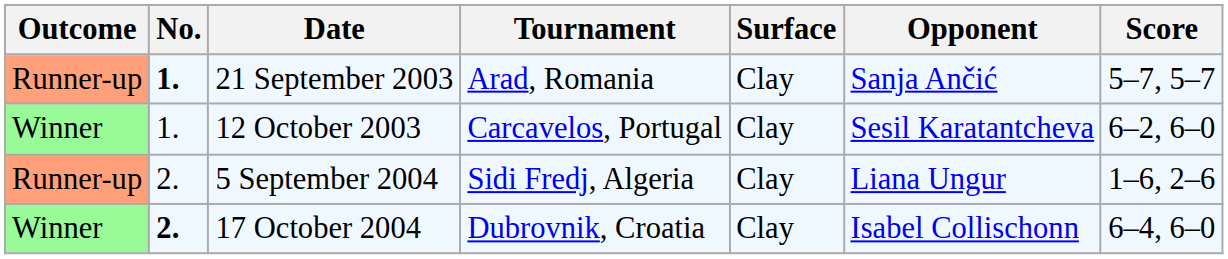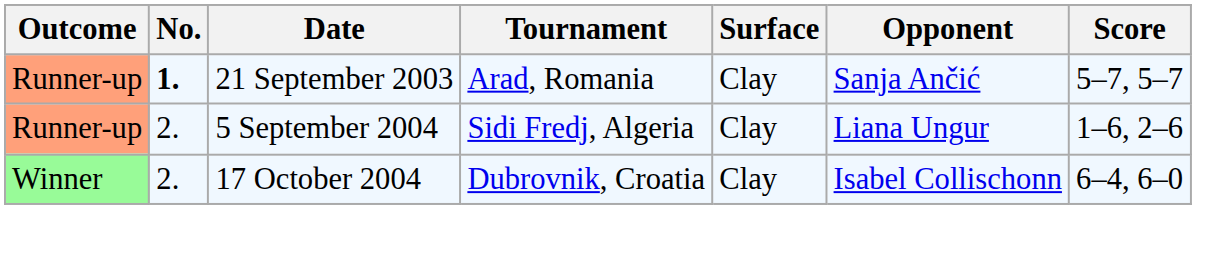- row: (318, 128)
(168, 227) bold -> (168, 177) normal
